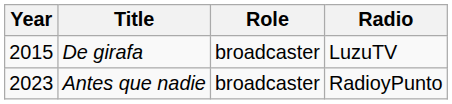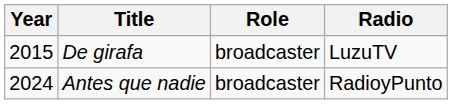(31, 83) 2023 -> (31, 83) 2024
